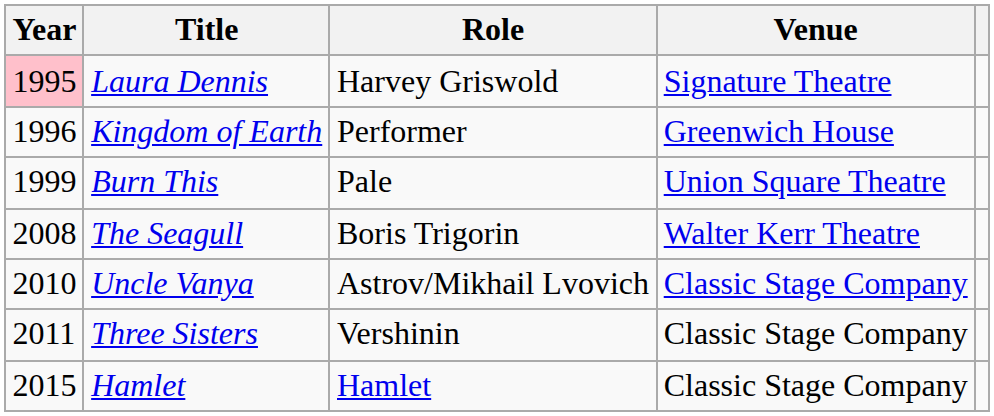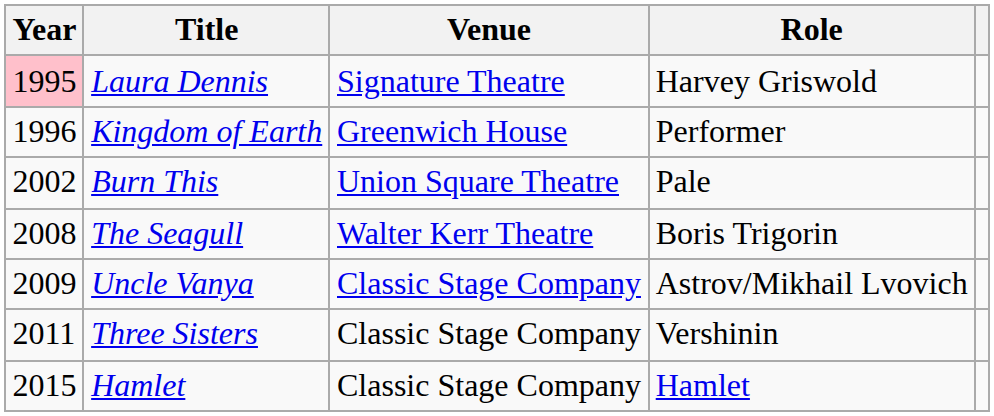columns swapped: (493, 29) <-> (816, 29)
(44, 182) 1999 -> (44, 182) 2002
(44, 283) 2010 -> (44, 283) 2009
